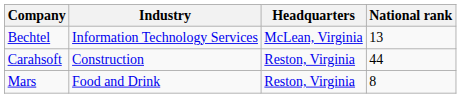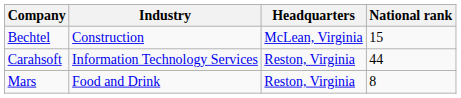(165, 37) Information Technology Services -> (108, 37) Construction
(376, 37) 13 -> (376, 37) 15
(108, 59) Construction -> (165, 59) Information Technology Services
